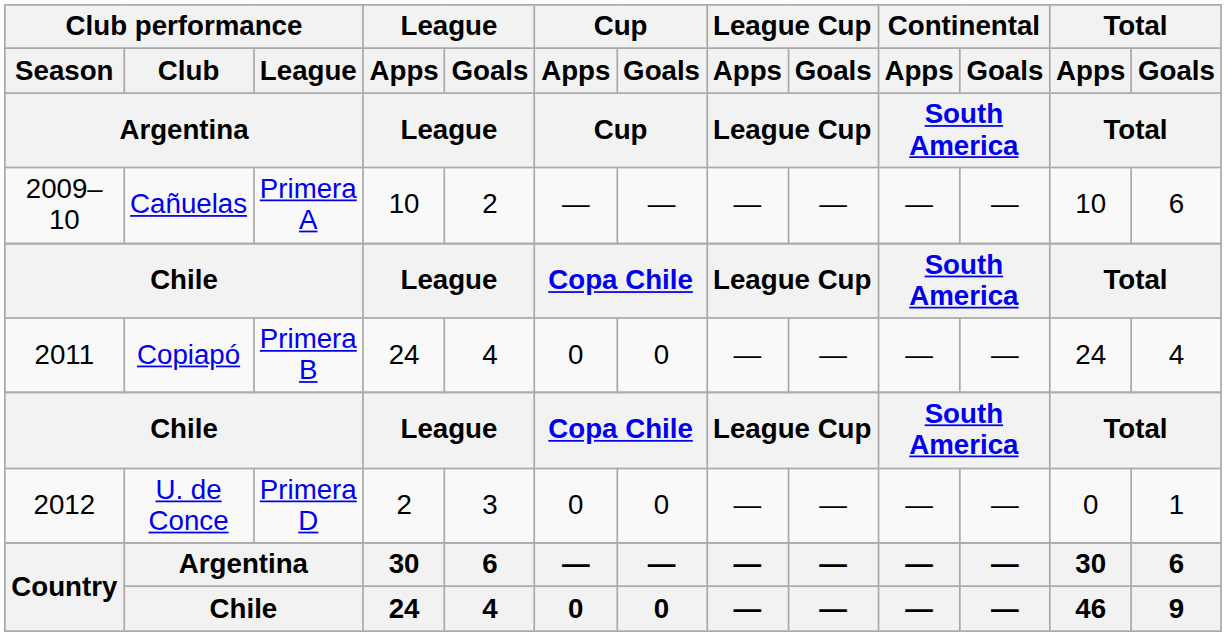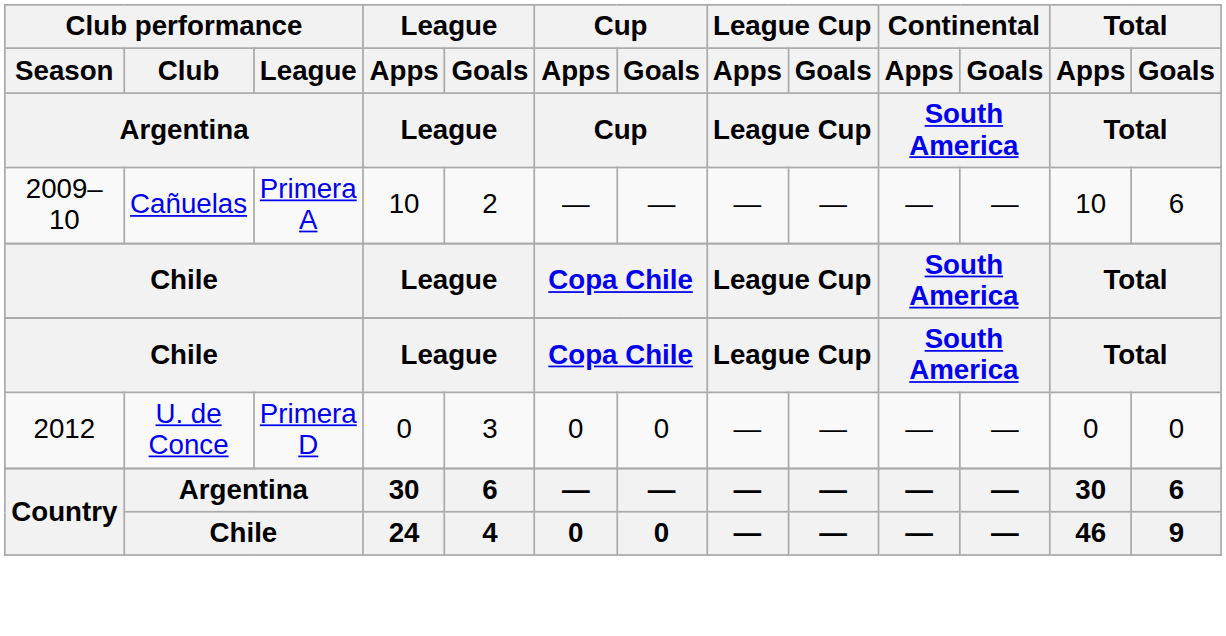- row: (189, 354)
(404, 505) 2 -> (404, 429) 0
(1177, 505) 1 -> (1177, 429) 0
